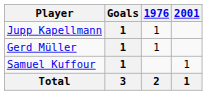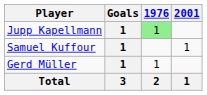(156, 30) no background -> (156, 30) lightgreen background
rows swapped: (51, 64) <-> (42, 47)
